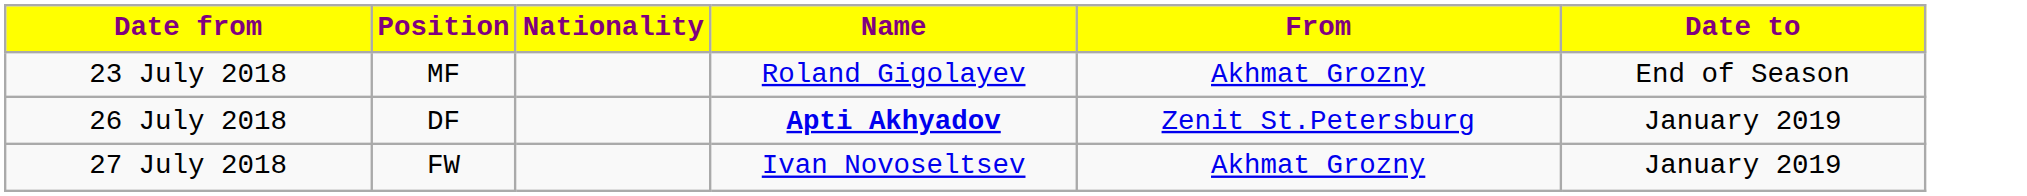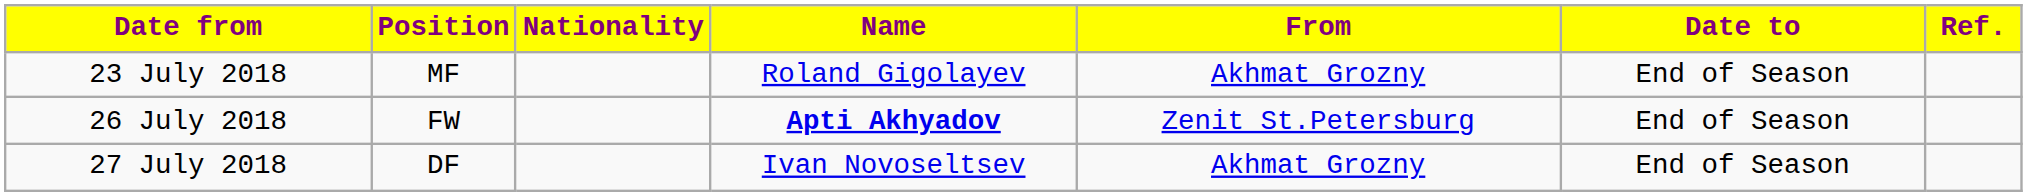+ column: (1973, 28)
(444, 120) DF -> (444, 120) FW
(1743, 120) January 2019 -> (1743, 120) End of Season
(444, 167) FW -> (444, 167) DF
(1743, 167) January 2019 -> (1743, 167) End of Season
